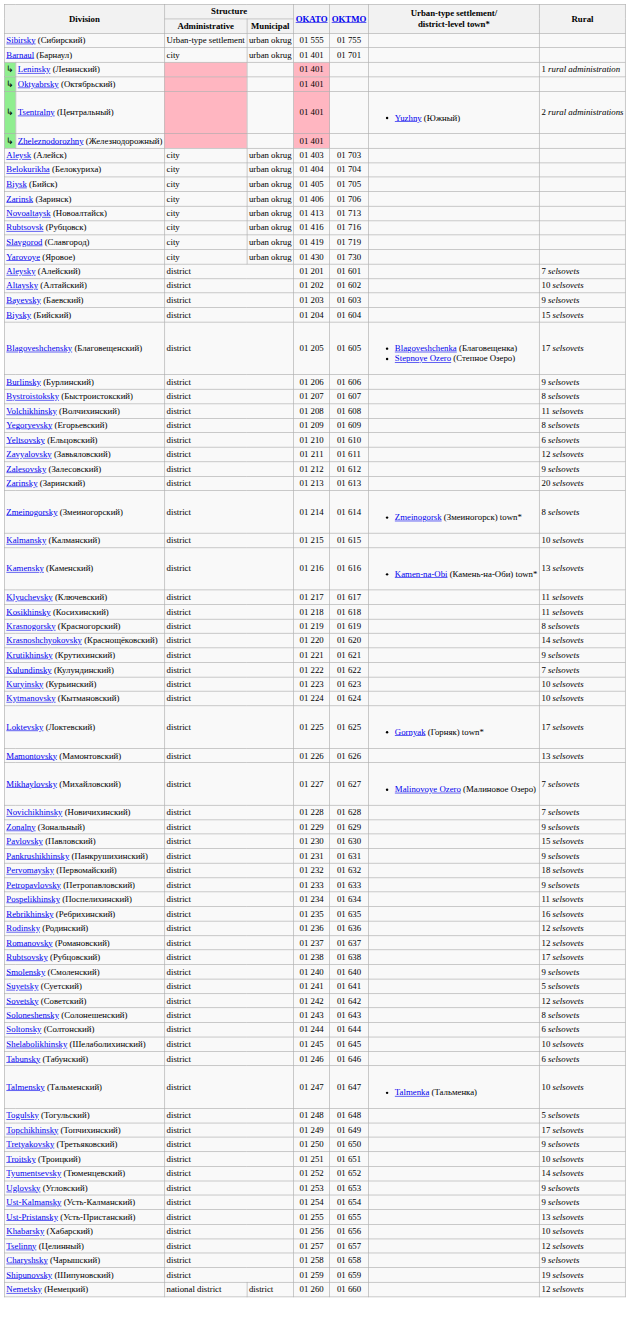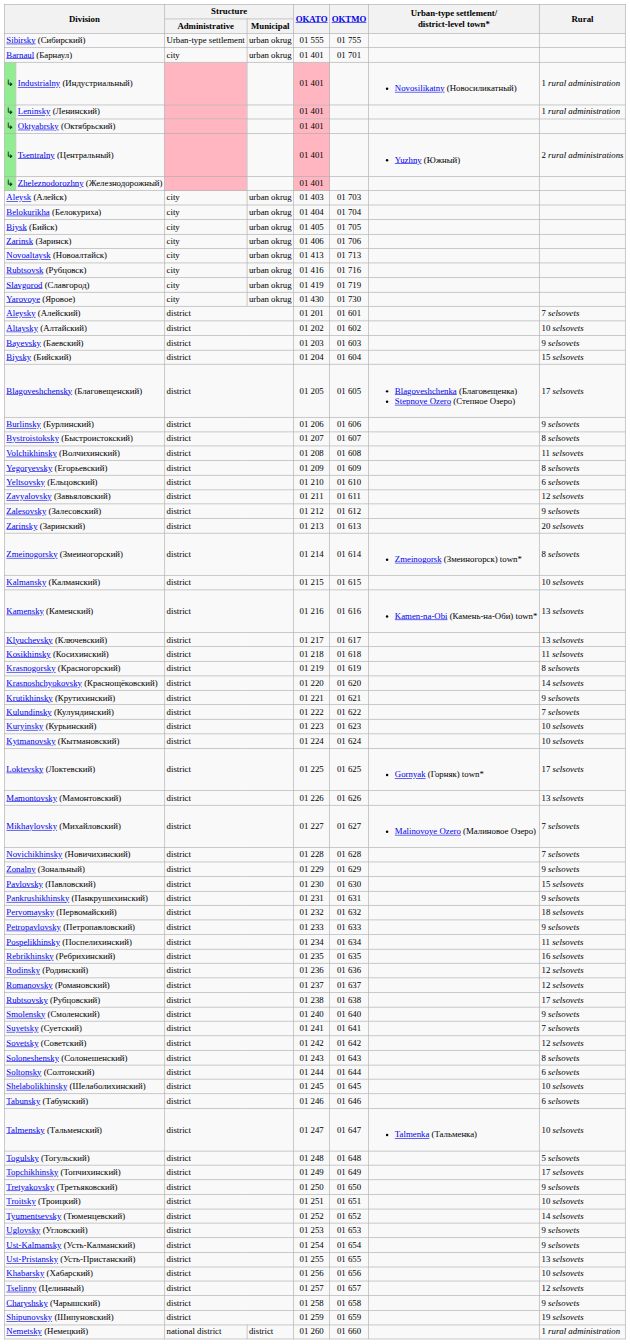+ row: (75, 84)
(562, 597) 11 selsovets -> (563, 640) 13 selsovets
(560, 986) 5 selsovets -> (560, 1029) 7 selsovets
(563, 1290) 12 selsovets -> (581, 1332) 1 rural administration
